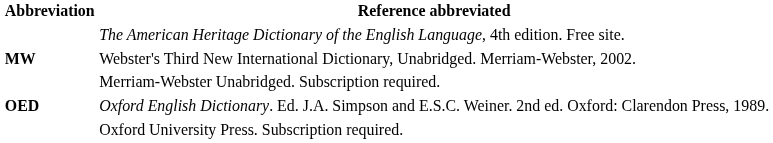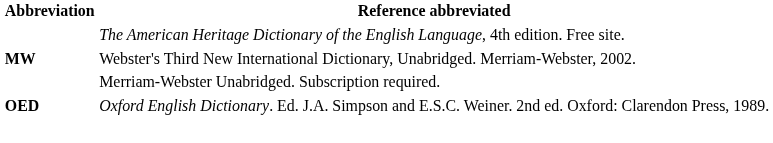- row: (251, 129)
